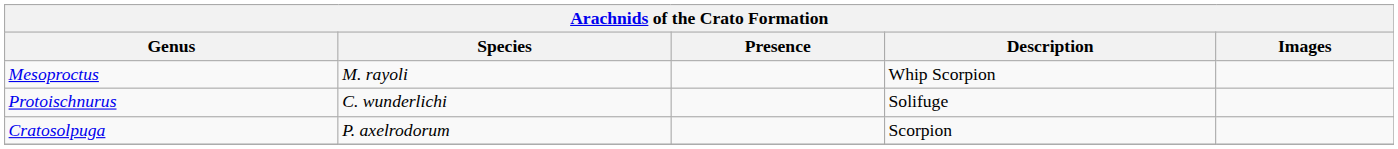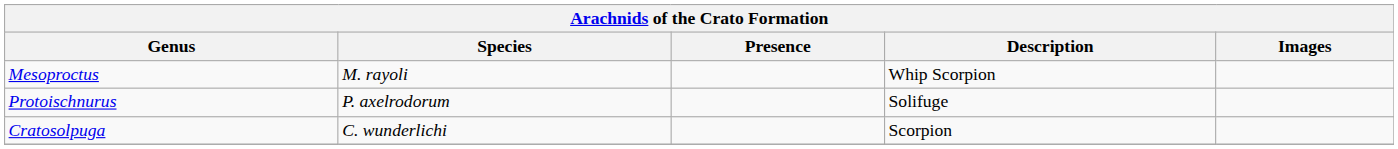(395, 102) C. wunderlichi -> (396, 102) P. axelrodorum
(396, 130) P. axelrodorum -> (395, 130) C. wunderlichi
